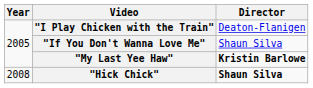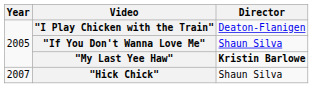(18, 75) 2008 -> (18, 75) 2007
(250, 75) bold -> (250, 75) normal
